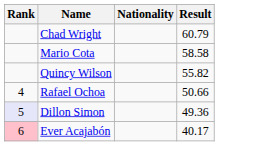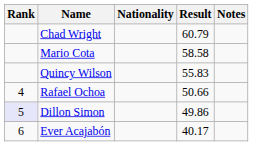+ column: (231, 14)
(195, 73) 55.82 -> (195, 73) 55.83
(195, 112) 49.36 -> (195, 112) 49.86
(21, 131) pink background -> (21, 131) no background
